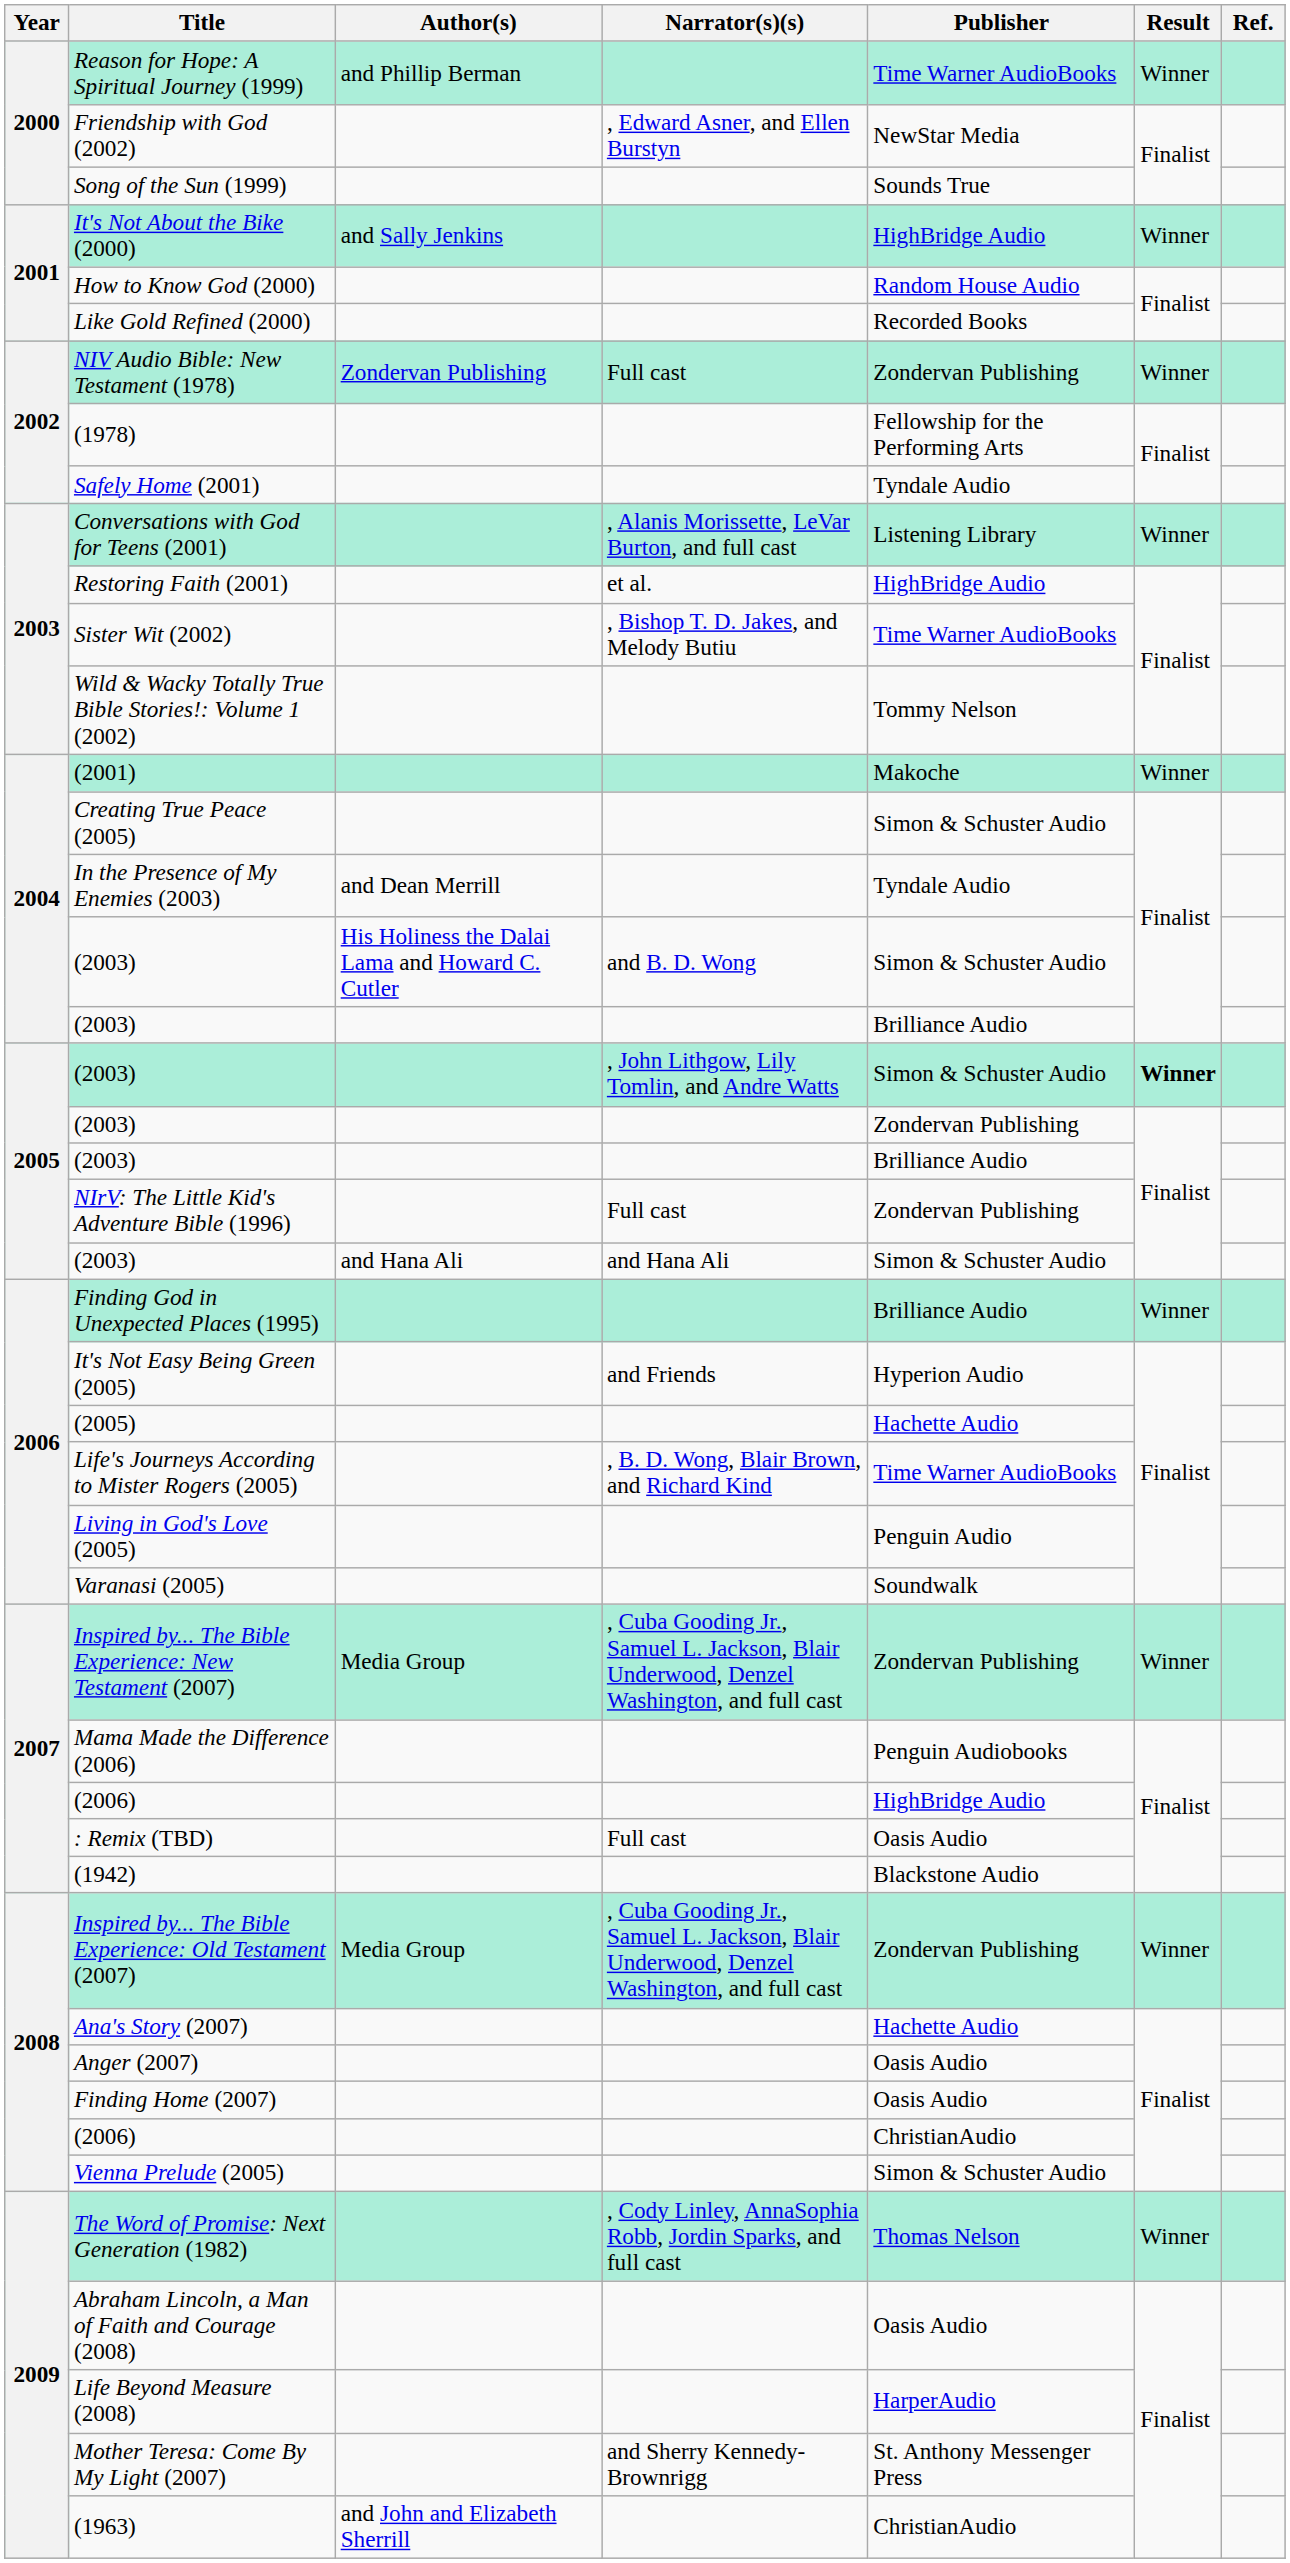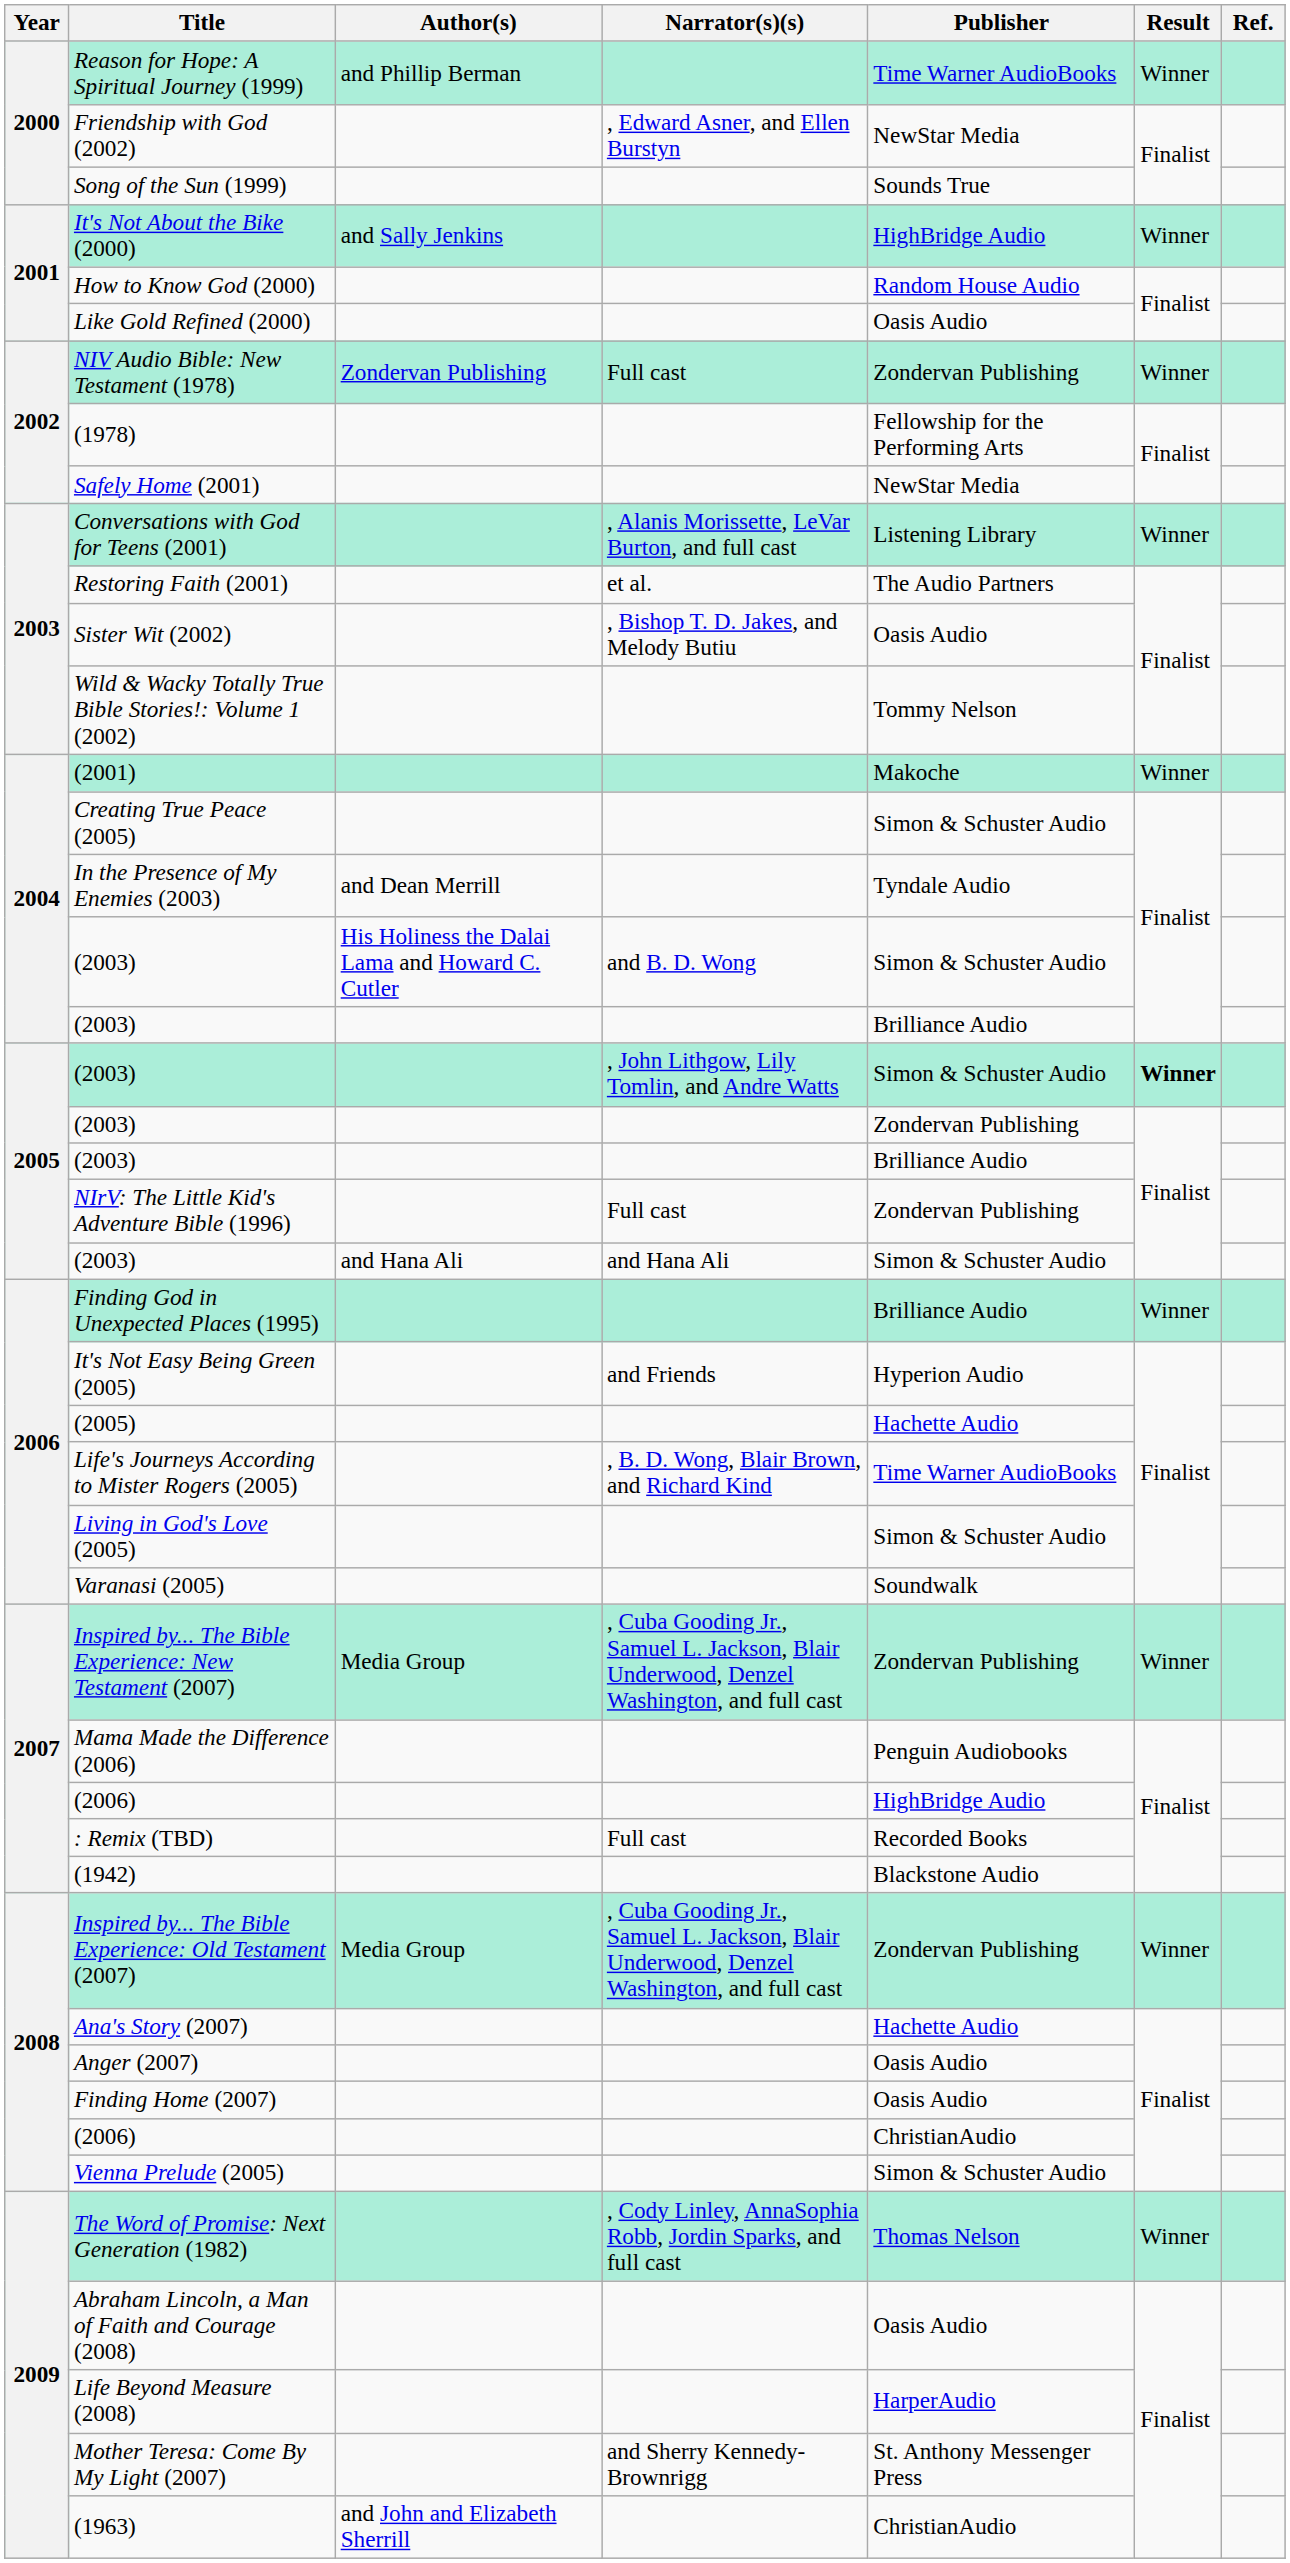(950, 321) Recorded Books -> (930, 321) Oasis Audio
(942, 484) Tyndale Audio -> (946, 484) NewStar Media
(959, 584) HighBridge Audio -> (964, 584) The Audio Partners
(995, 634) Time Warner AudioBooks -> (930, 634) Oasis Audio
(943, 1535) Penguin Audio -> (990, 1535) Simon & Schuster Audio
(930, 1837) Oasis Audio -> (950, 1837) Recorded Books
